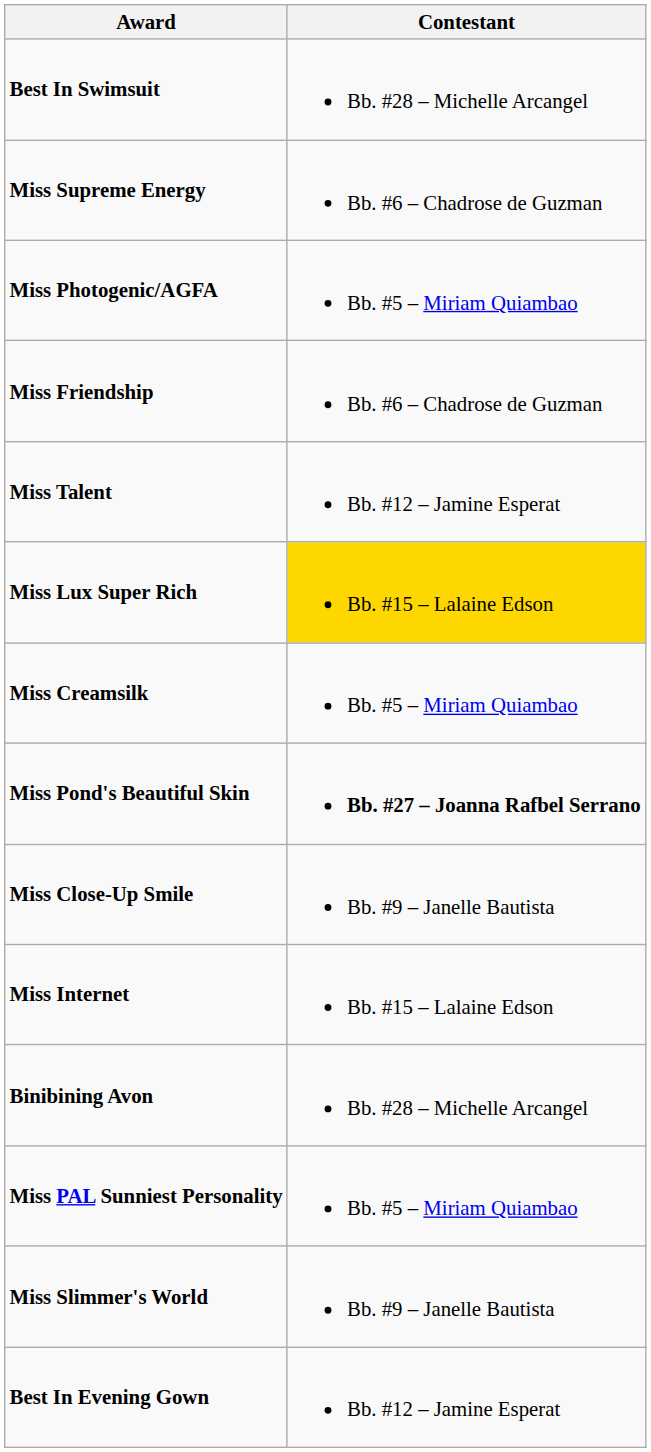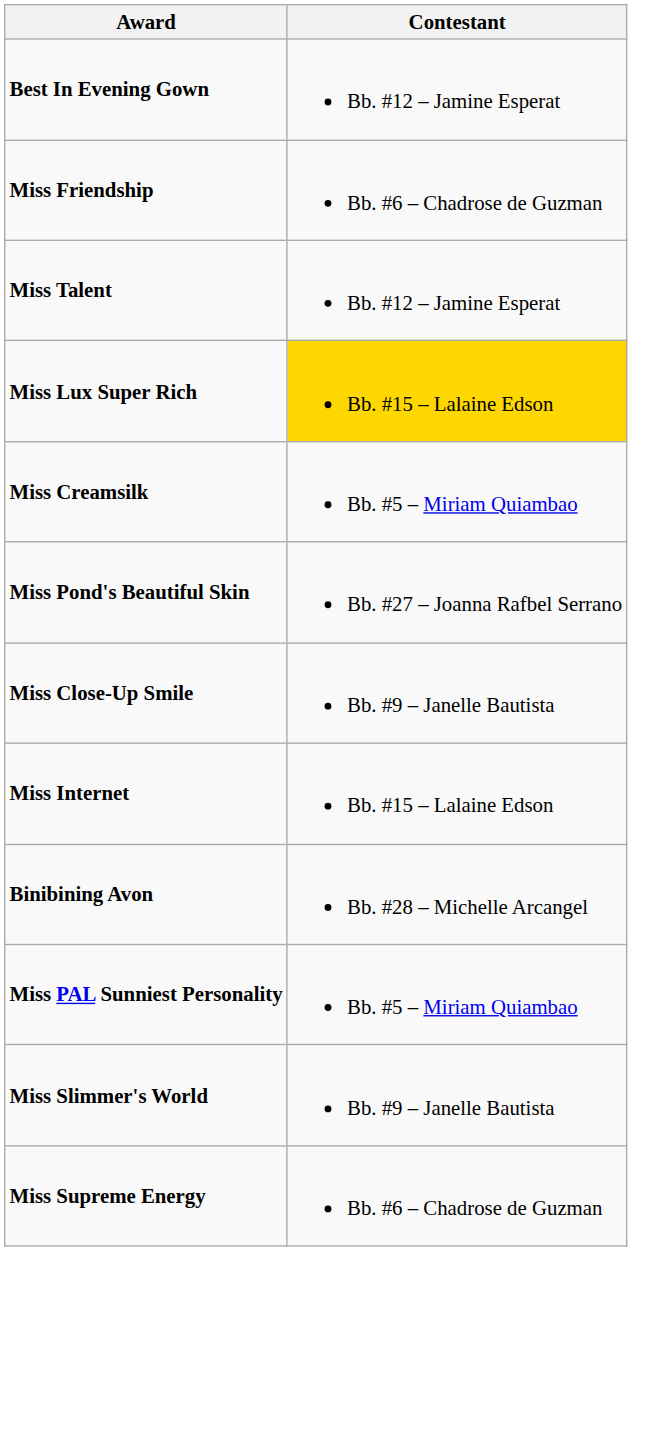- row: (85, 89)
rows swapped: (109, 1397) <-> (108, 189)
- row: (114, 290)
(466, 806) bold -> (457, 605) normal
